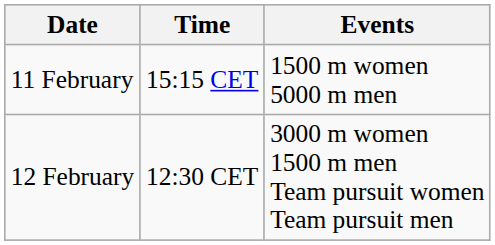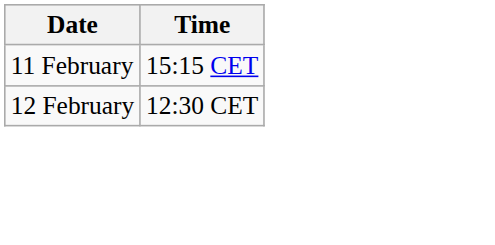- column: (377, 24)
